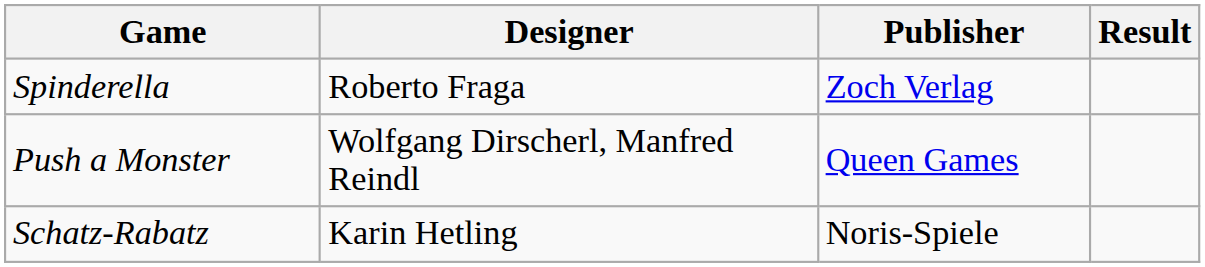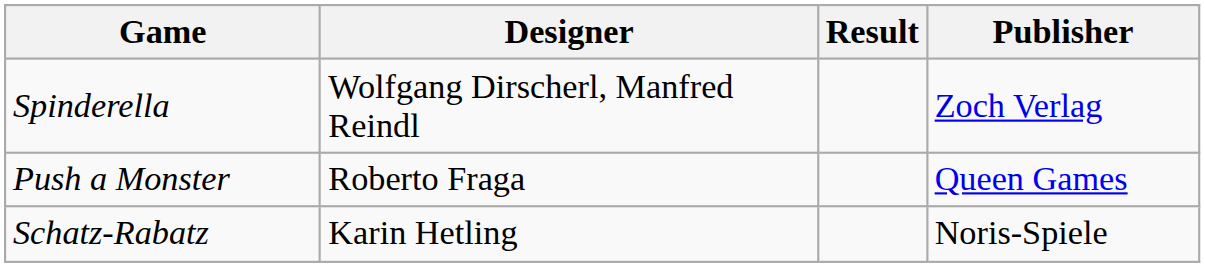columns swapped: (954, 31) <-> (1145, 31)
(427, 85) Roberto Fraga -> (531, 105) Wolfgang Dirscherl, Manfred Reindl
(531, 159) Wolfgang Dirscherl, Manfred Reindl -> (427, 178) Roberto Fraga
